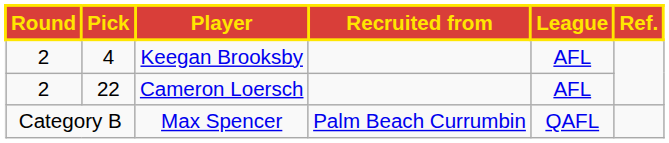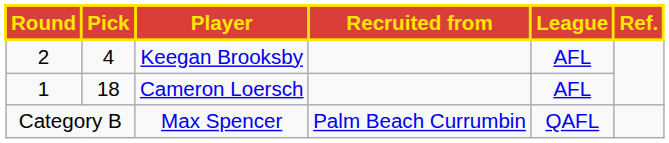(44, 89) 2 -> (44, 89) 1
(108, 89) 22 -> (108, 89) 18
